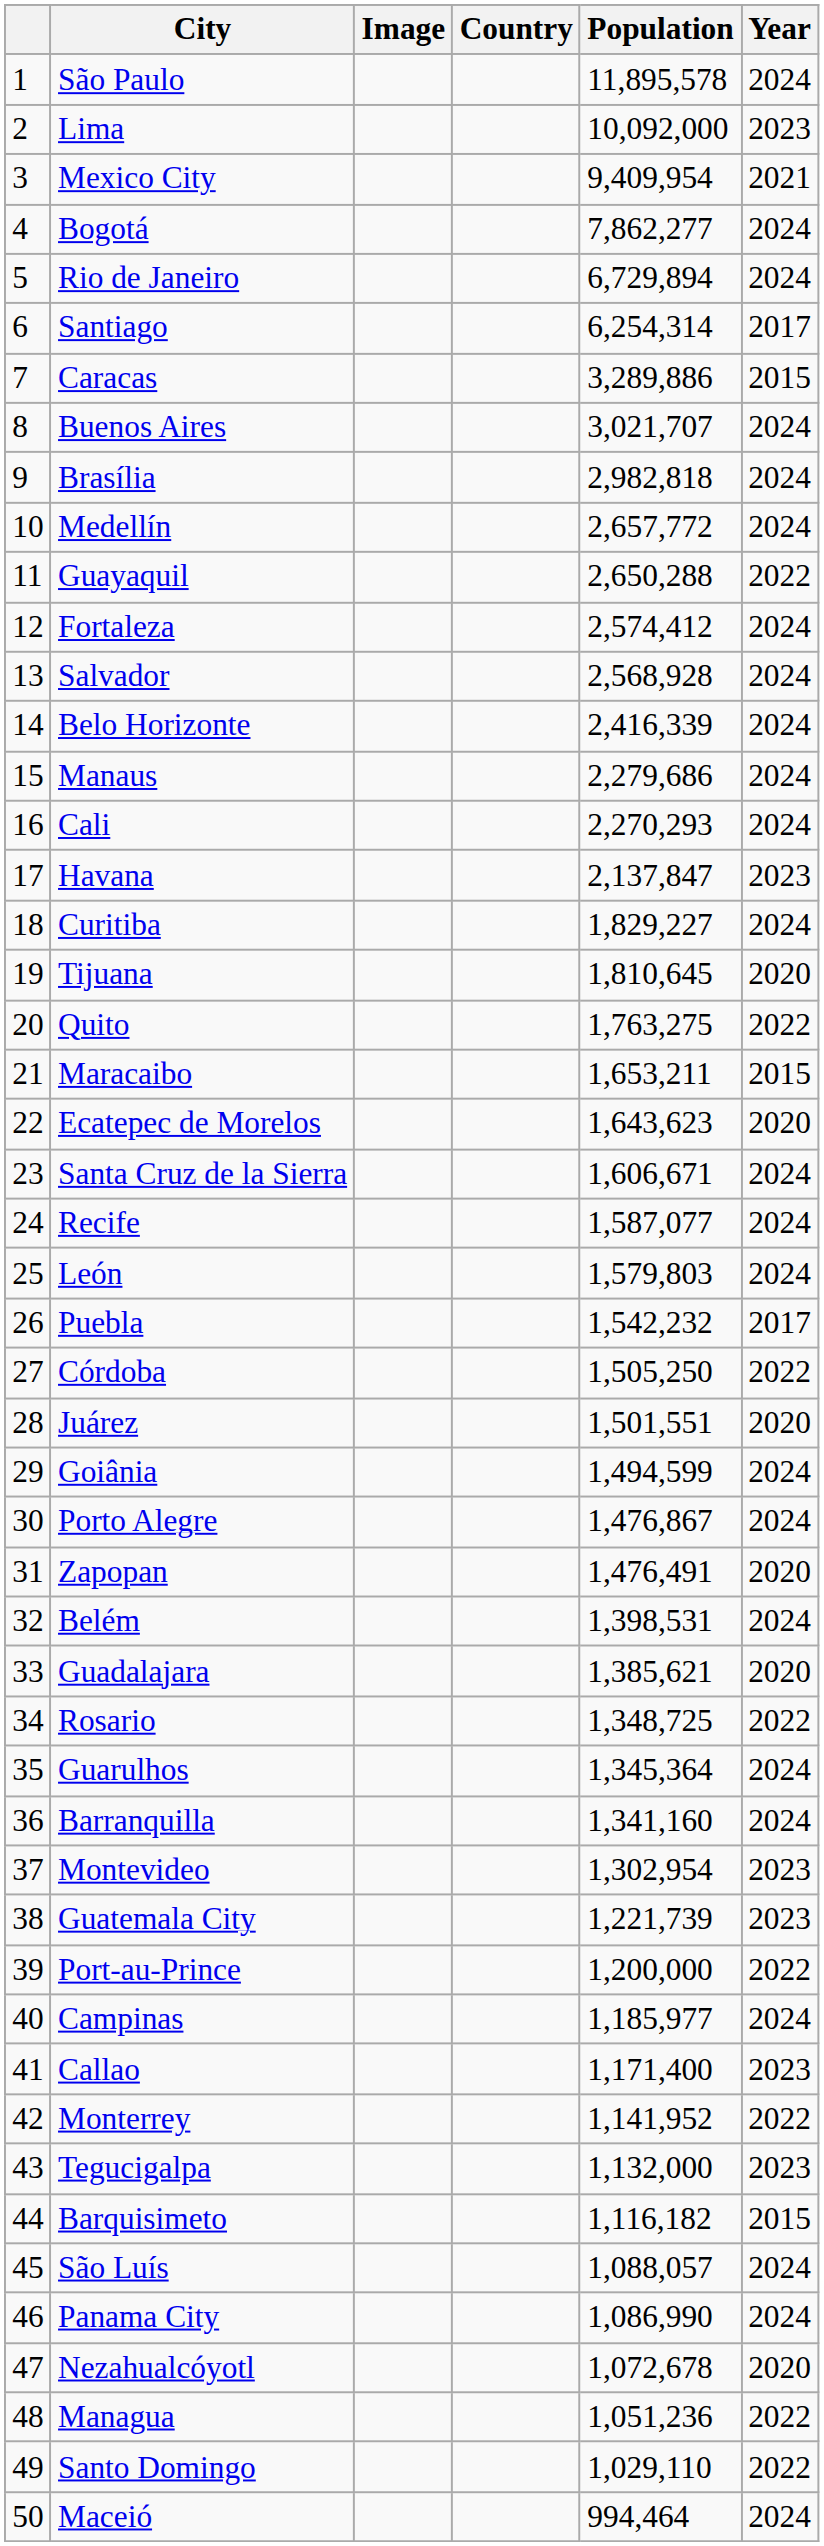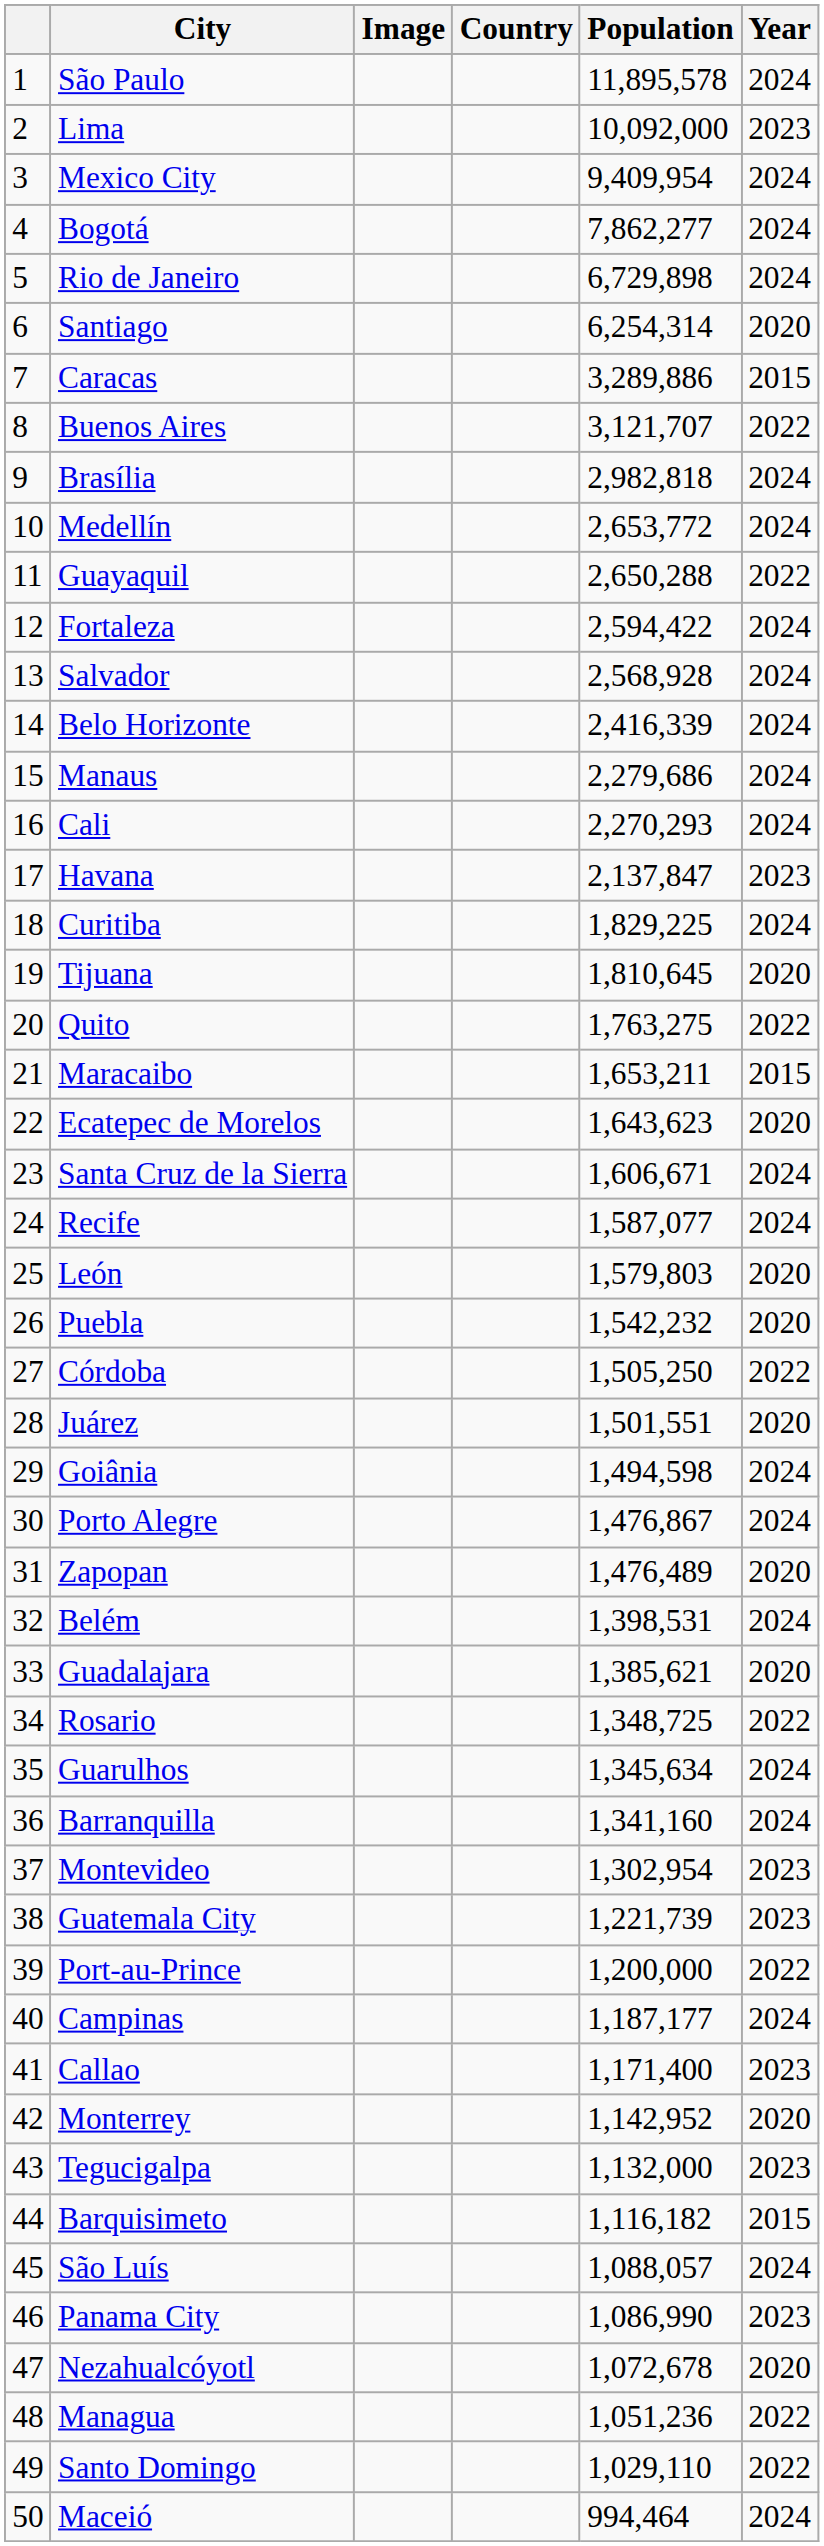(780, 178) 2021 -> (780, 178) 2024
(650, 278) 6,729,894 -> (650, 278) 6,729,898
(780, 327) 2017 -> (780, 327) 2020
(650, 427) 3,021,707 -> (650, 427) 3,121,707
(780, 427) 2024 -> (780, 427) 2022
(650, 526) 2,657,772 -> (650, 526) 2,653,772
(650, 626) 2,574,412 -> (650, 626) 2,594,422
(650, 924) 1,829,227 -> (650, 924) 1,829,225
(780, 1272) 2024 -> (780, 1272) 2020
(780, 1322) 2017 -> (780, 1322) 2020
(650, 1471) 1,494,599 -> (650, 1471) 1,494,598
(650, 1571) 1,476,491 -> (650, 1571) 1,476,489
(650, 1770) 1,345,364 -> (650, 1770) 1,345,634
(650, 2018) 1,185,977 -> (650, 2018) 1,187,177
(650, 2118) 1,141,952 -> (650, 2118) 1,142,952
(780, 2118) 2022 -> (780, 2118) 2020
(780, 2317) 2024 -> (780, 2317) 2023
